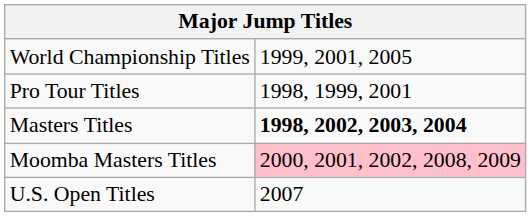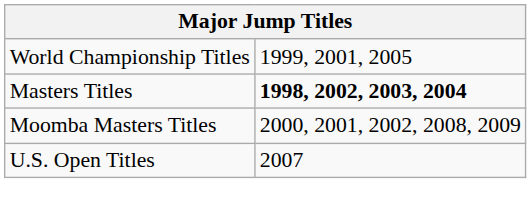- row: (75, 90)
(390, 159) pink background -> (390, 125) no background
